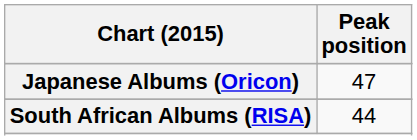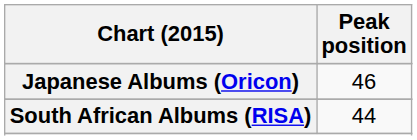(364, 81) 47 -> (364, 81) 46
